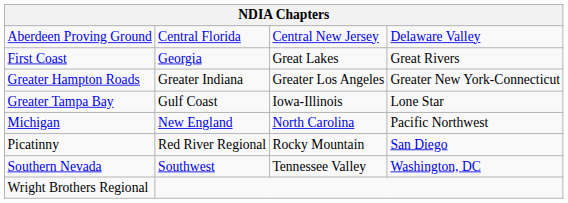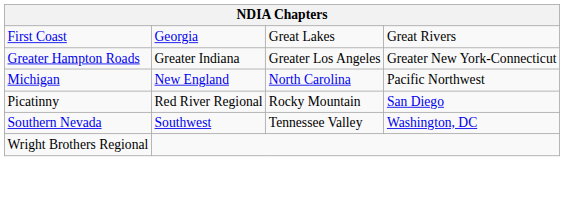- row: (80, 36)
- row: (61, 101)
